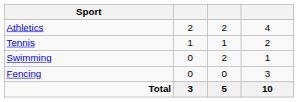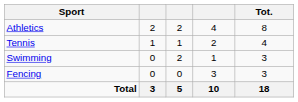+ column: (264, 12)
